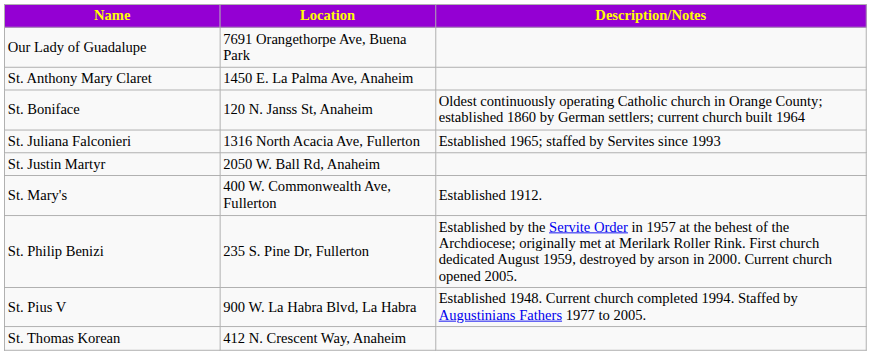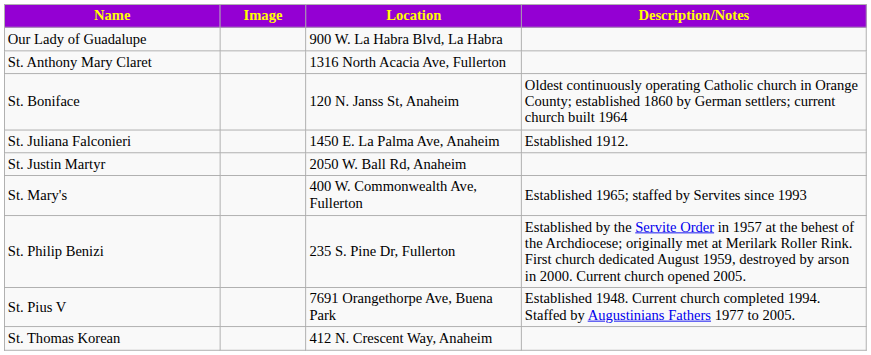+ column: (263, 16)
(315, 47) 7691 Orangethorpe Ave, Buena Park -> (406, 39) 900 W. La Habra Blvd, La Habra
(318, 78) 1450 E. La Palma Ave, Anaheim -> (408, 62) 1316 North Acacia Ave, Fullerton
(322, 141) 1316 North Acacia Ave, Fullerton -> (405, 141) 1450 E. La Palma Ave, Anaheim
(580, 141) Established 1965; staffed by Servites since 1993 -> (577, 141) Established 1912.
(490, 195) Established 1912. -> (666, 195) Established 1965; staffed by Servites since 1993
(320, 307) 900 W. La Habra Blvd, La Habra -> (401, 307) 7691 Orangethorpe Ave, Buena Park
